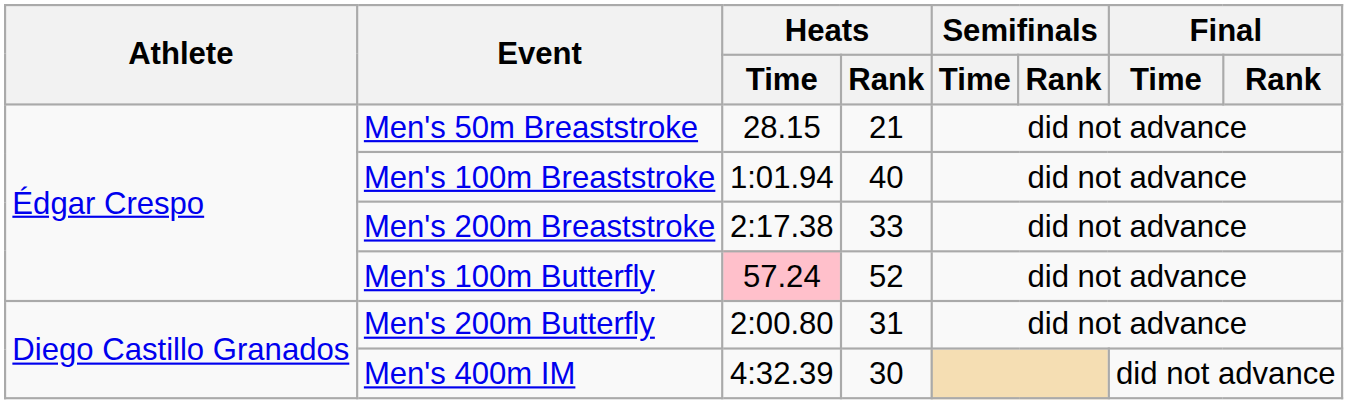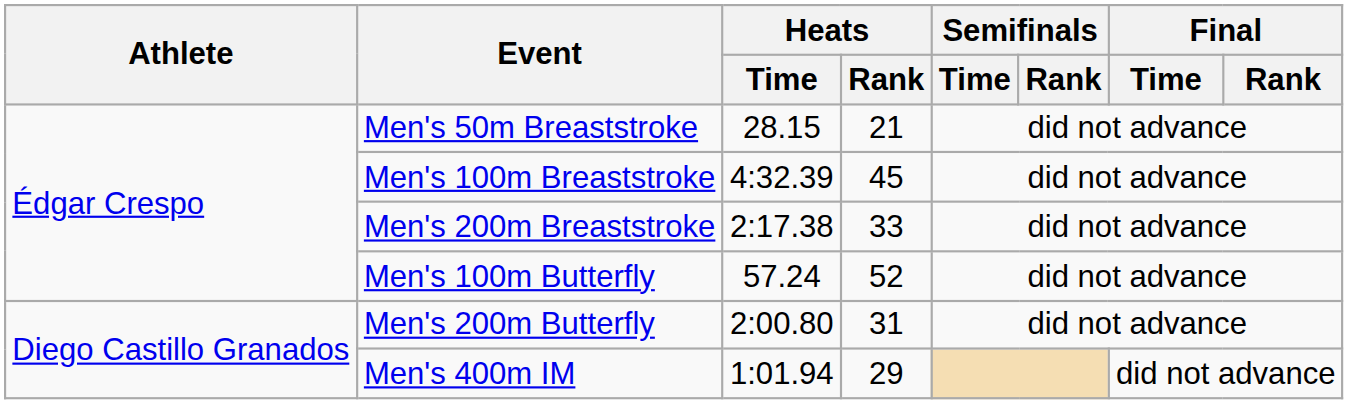(782, 177) 1:01.94 -> (782, 177) 4:32.39
(886, 177) 40 -> (886, 177) 45
(782, 276) pink background -> (782, 276) no background
(782, 374) 4:32.39 -> (782, 374) 1:01.94
(886, 374) 30 -> (886, 374) 29
